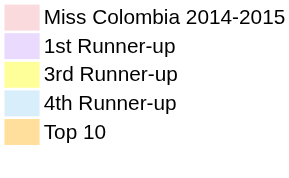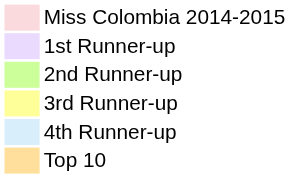+ row: (113, 74)
